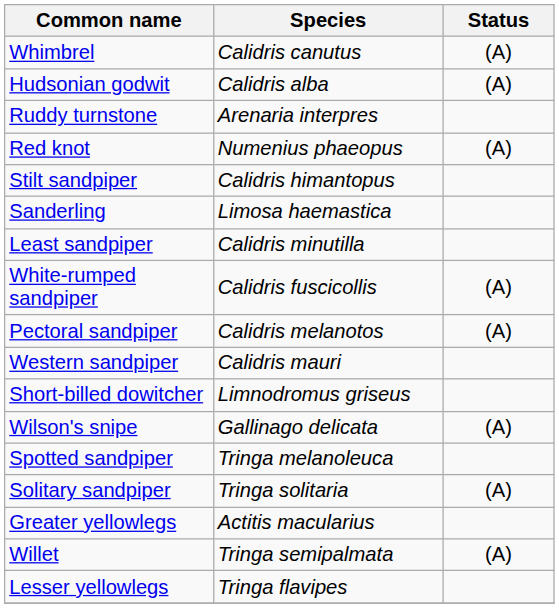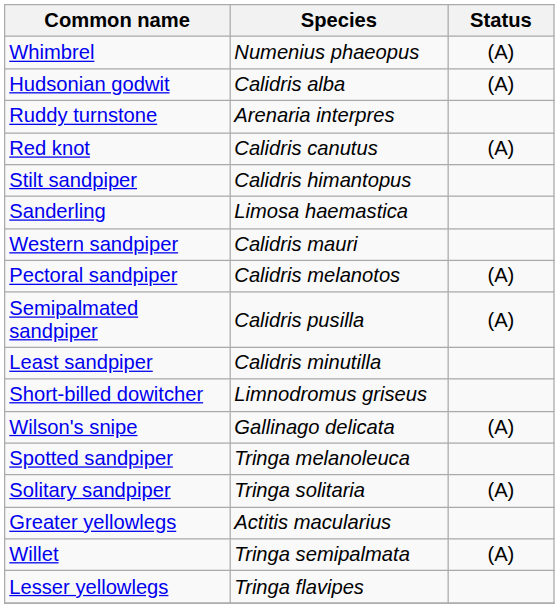(290, 52) Calidris canutus -> (327, 52) Numenius phaeopus
(310, 148) Numenius phaeopus -> (306, 148) Calidris canutus
rows swapped: (81, 244) <-> (94, 362)
- row: (73, 287)
+ row: (74, 319)
